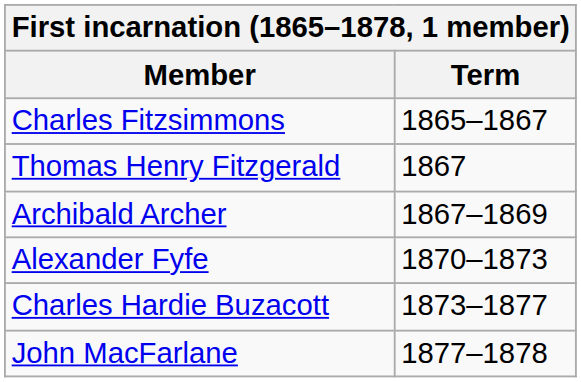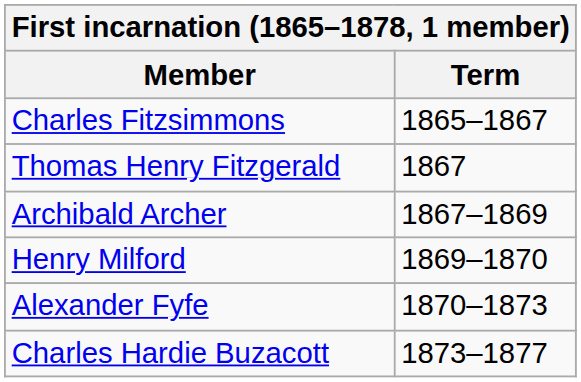+ row: (99, 259)
- row: (125, 352)
